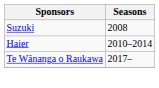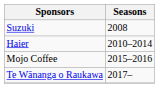+ row: (32, 59)
